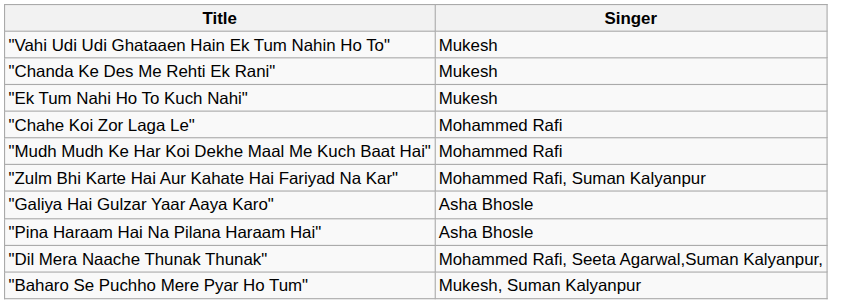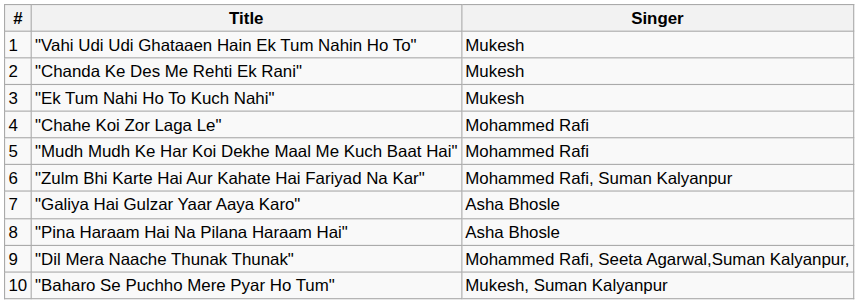+ column: (18, 18)
